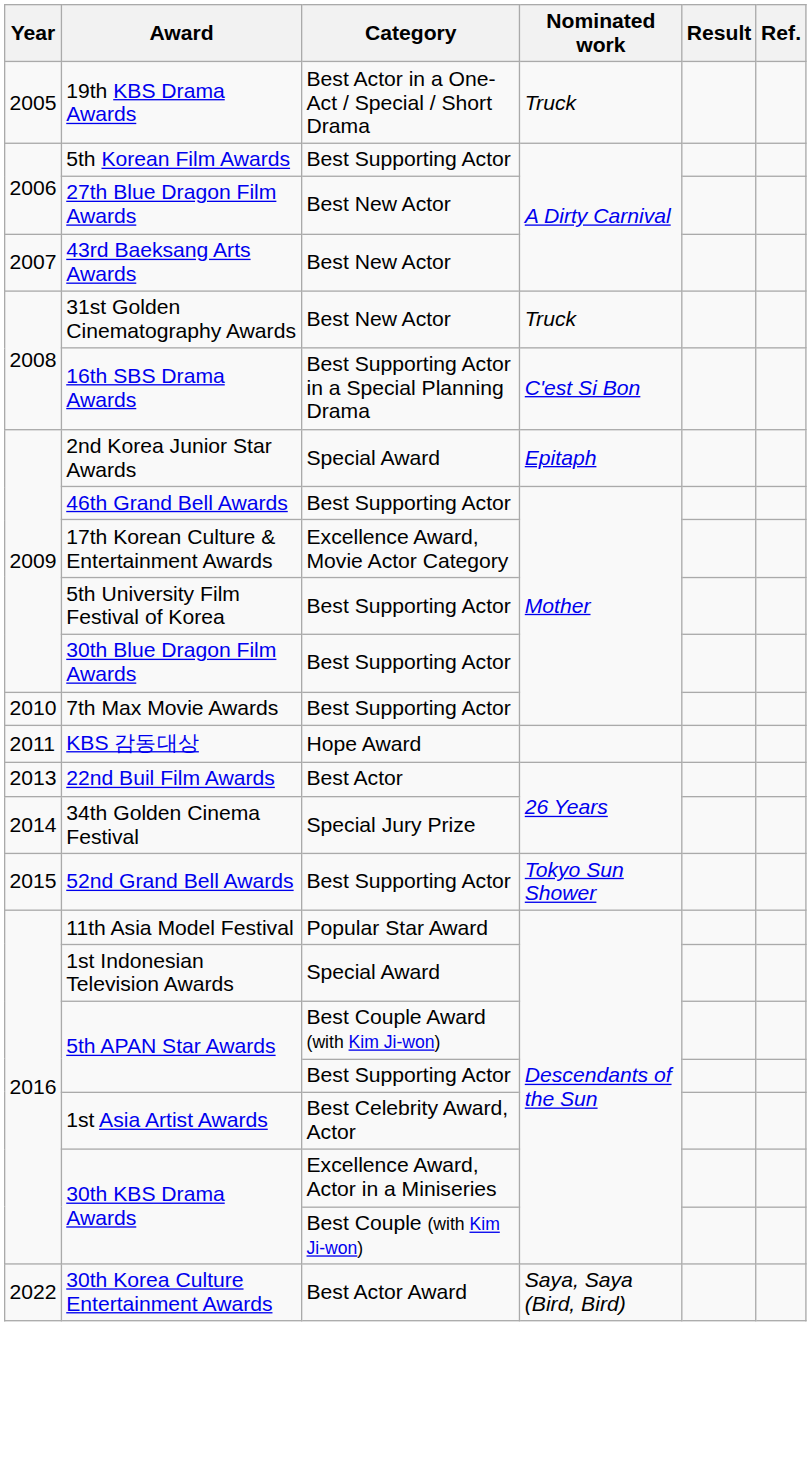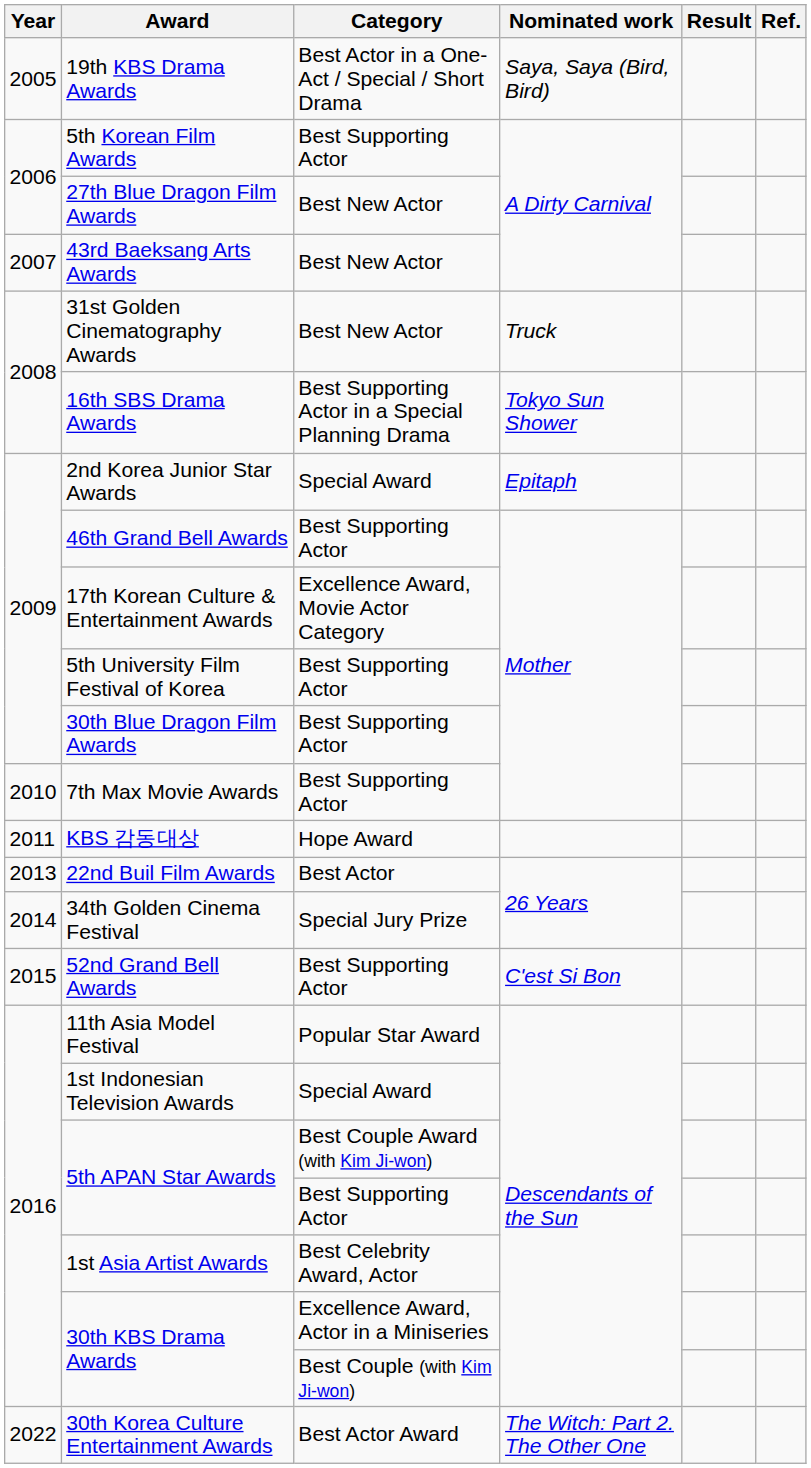(550, 102) Truck -> (587, 78) Saya, Saya (Bird, Bird)
(583, 388) C'est Si Bon -> (555, 412) Tokyo Sun Shower
(574, 881) Tokyo Sun Shower -> (563, 976) C'est Si Bon
(579, 1292) Saya, Saya (Bird, Bird) -> (590, 1434) The Witch: Part 2. The Other One
